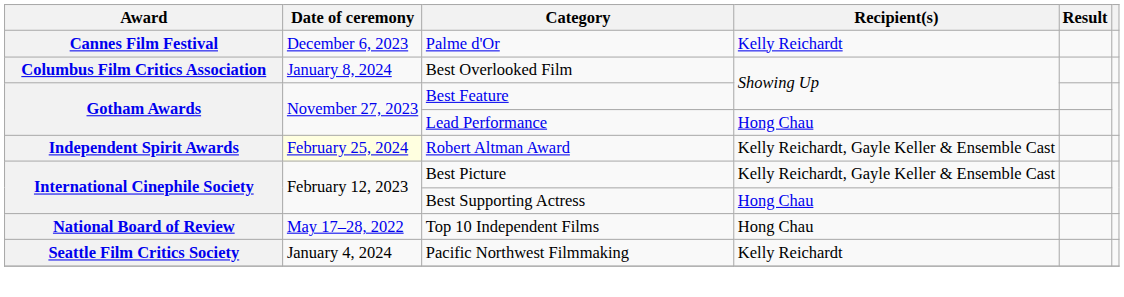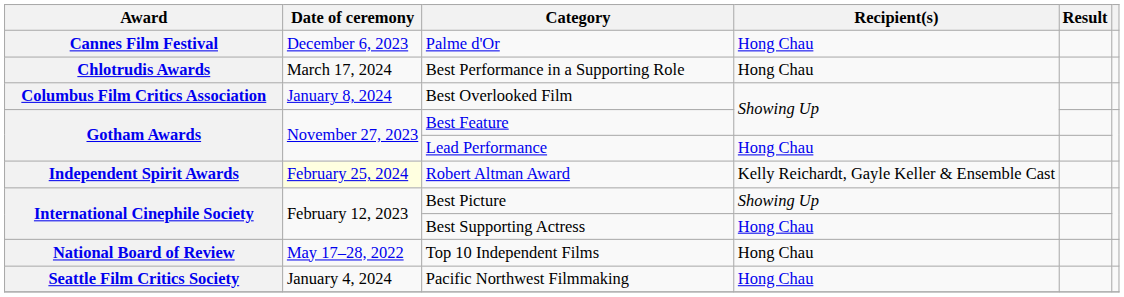(790, 43) Kelly Reichardt -> (776, 43) Hong Chau
+ row: (555, 69)
(896, 174) Kelly Reichardt, Gayle Keller & Ensemble Cast -> (778, 200) Showing Up
(790, 252) Kelly Reichardt -> (776, 278) Hong Chau
